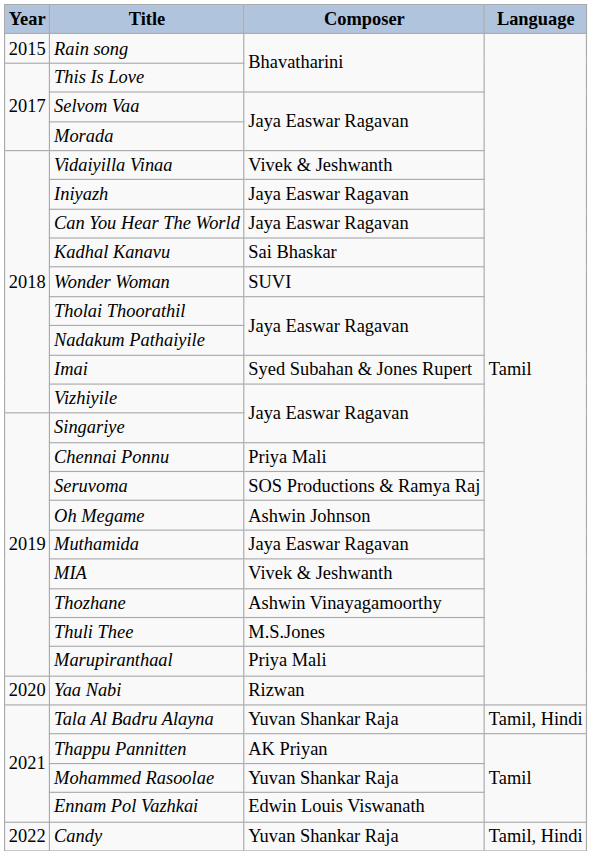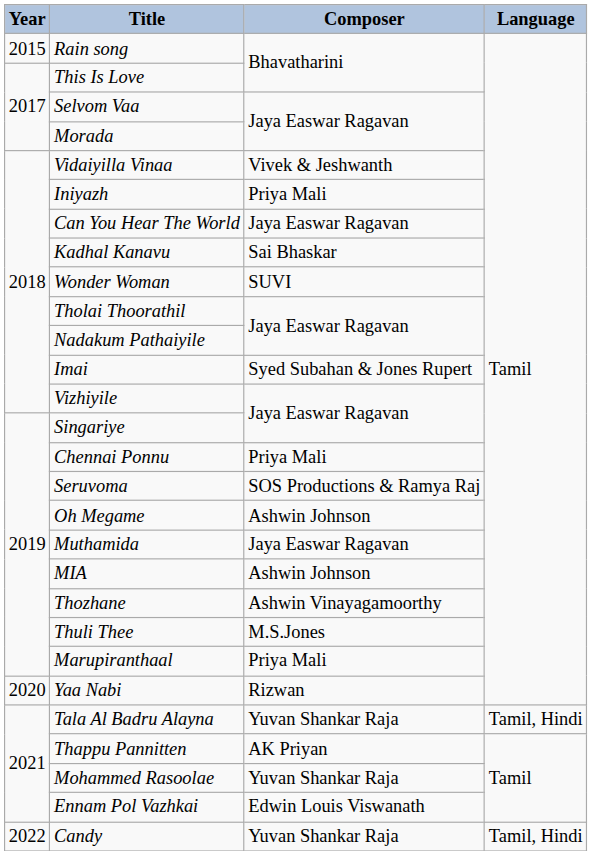(329, 194) Jaya Easwar Ragavan -> (287, 194) Priya Mali
(320, 573) Vivek & Jeshwanth -> (309, 573) Ashwin Johnson
